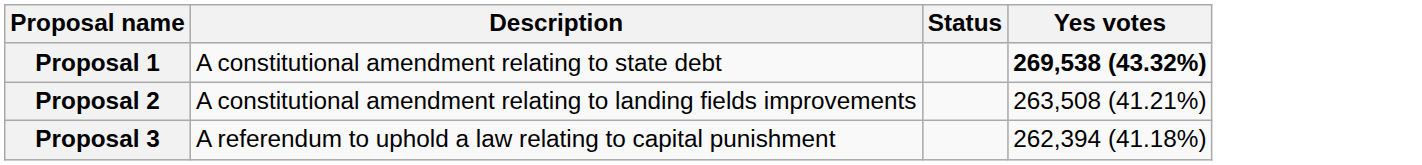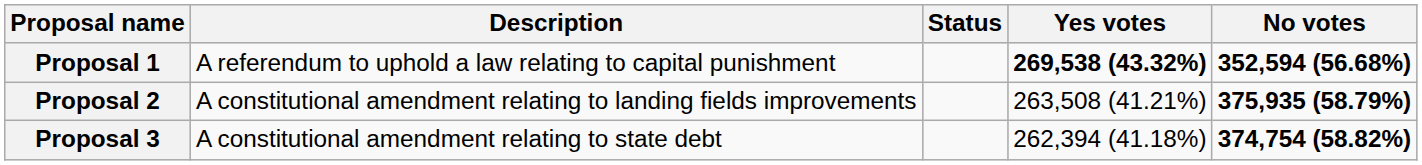+ column: (1314, 23)
(459, 62) A constitutional amendment relating to state debt -> (516, 62) A referendum to uphold a law relating to capital punishment
(516, 139) A referendum to uphold a law relating to capital punishment -> (459, 139) A constitutional amendment relating to state debt
